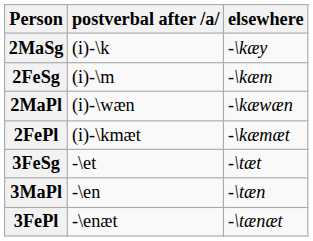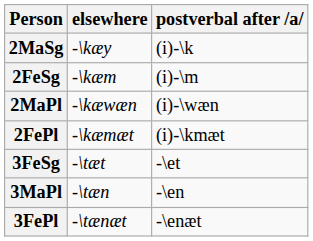columns swapped: (146, 18) <-> (266, 18)
